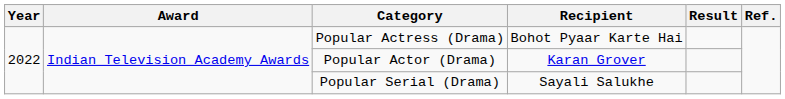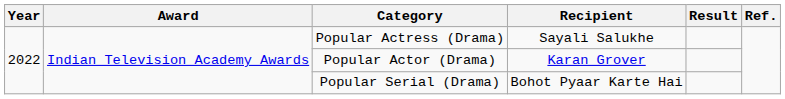(597, 38) Bohot Pyaar Karte Hai -> (597, 38) Sayali Salukhe
(597, 82) Sayali Salukhe -> (597, 82) Bohot Pyaar Karte Hai
